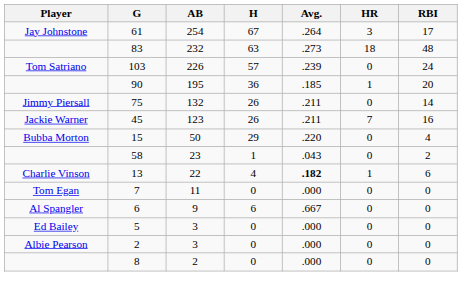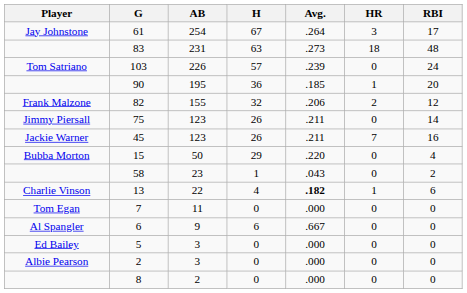(195, 48) 232 -> (197, 48) 231
+ row: (138, 102)
(195, 102) 132 -> (197, 119) 123
